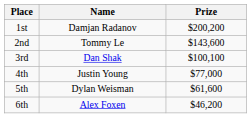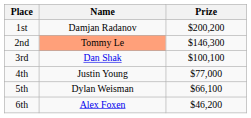(103, 43) no background -> (103, 43) lightsalmon background
(206, 43) $143,600 -> (206, 43) $146,300
(206, 89) $61,600 -> (206, 89) $66,100
